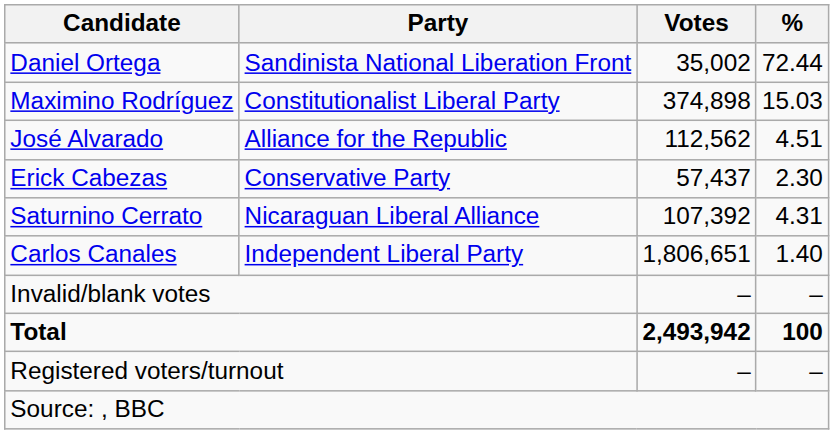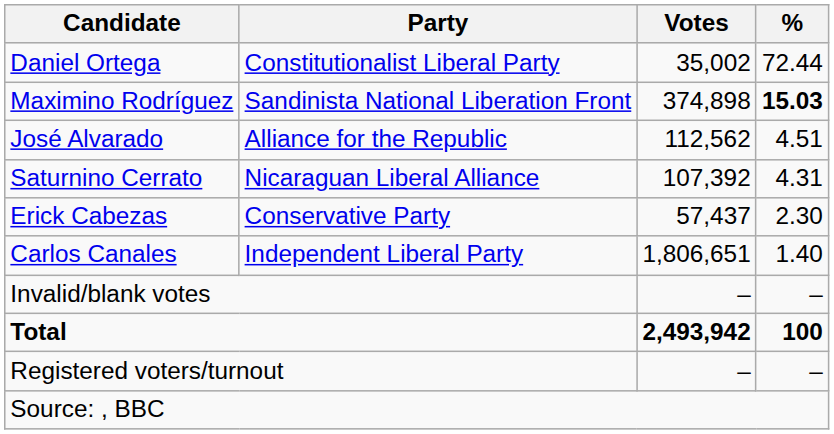(438, 62) Sandinista National Liberation Front -> (402, 62) Constitutionalist Liberal Party
(402, 100) Constitutionalist Liberal Party -> (438, 100) Sandinista National Liberation Front
(792, 100) normal -> (792, 100) bold
rows swapped: (106, 216) <-> (89, 178)
